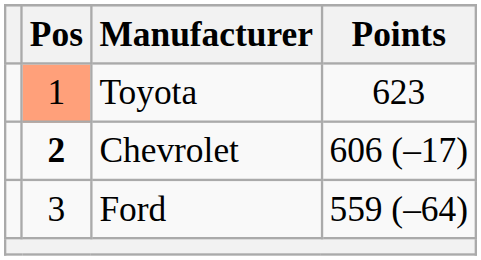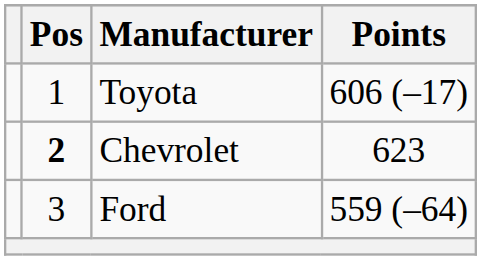(56, 92) lightsalmon background -> (56, 92) no background
(399, 92) 623 -> (399, 92) 606 (–17)
(399, 150) 606 (–17) -> (399, 150) 623
